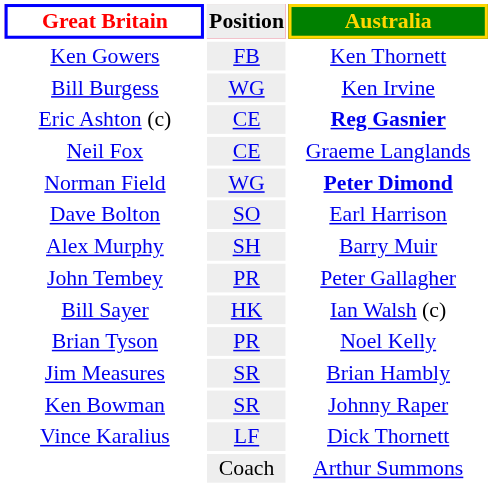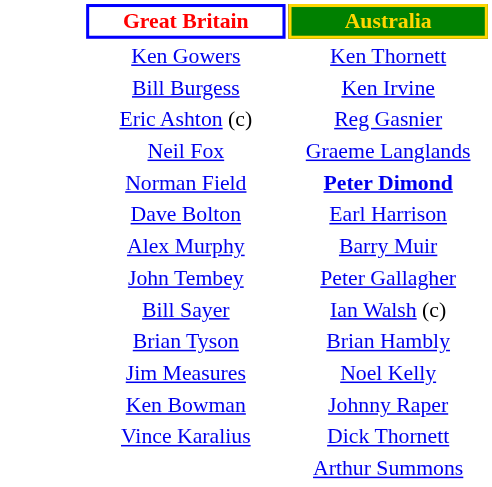- column: (247, 21)
(388, 119) bold -> (388, 119) normal
(388, 341) Noel Kelly -> (388, 341) Brian Hambly
(388, 372) Brian Hambly -> (388, 372) Noel Kelly
